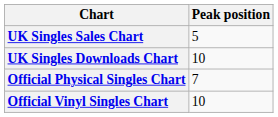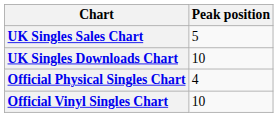(195, 79) 7 -> (195, 79) 4
